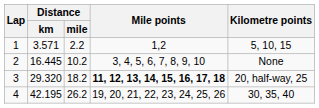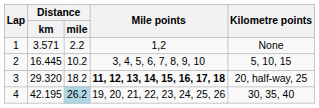(271, 45) 5, 10, 15 -> (271, 45) None
(271, 62) None -> (271, 62) 5, 10, 15
(77, 95) no background -> (77, 95) lightblue background
